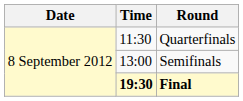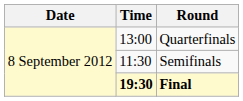(135, 38) 11:30 -> (136, 38) 13:00
(136, 61) 13:00 -> (135, 61) 11:30
